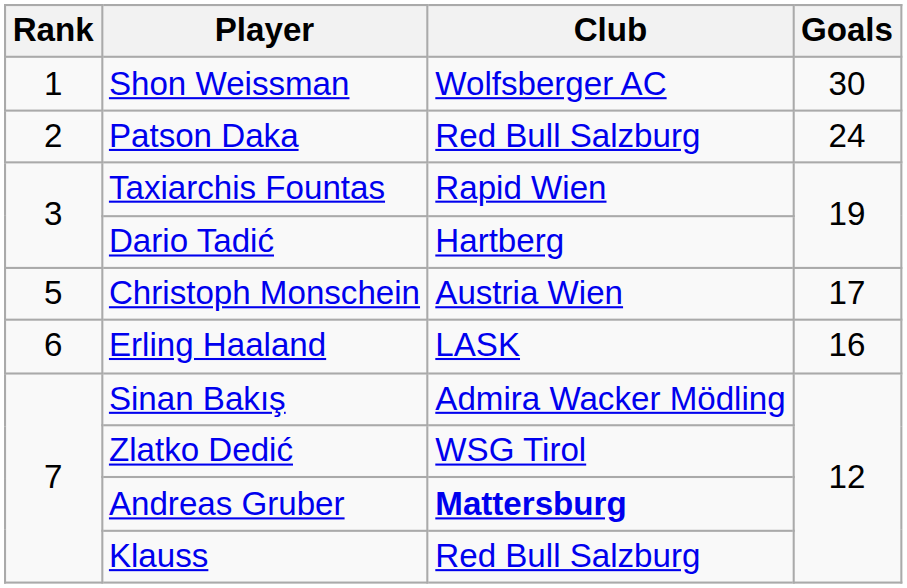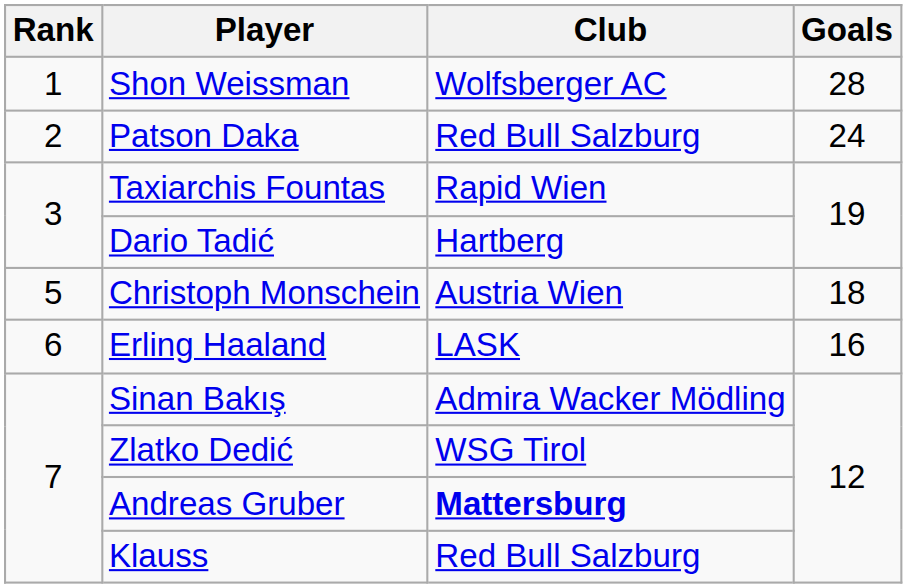(847, 83) 30 -> (847, 83) 28
(847, 293) 17 -> (847, 293) 18
